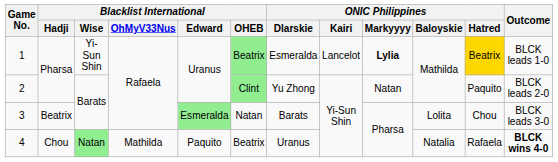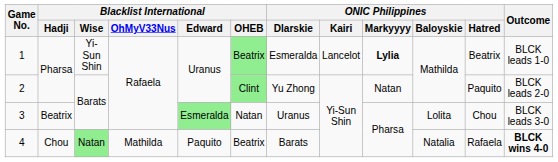(485, 55) gold background -> (485, 55) no background
(293, 116) Barats -> (293, 116) Uranus
(293, 143) Uranus -> (293, 143) Barats
